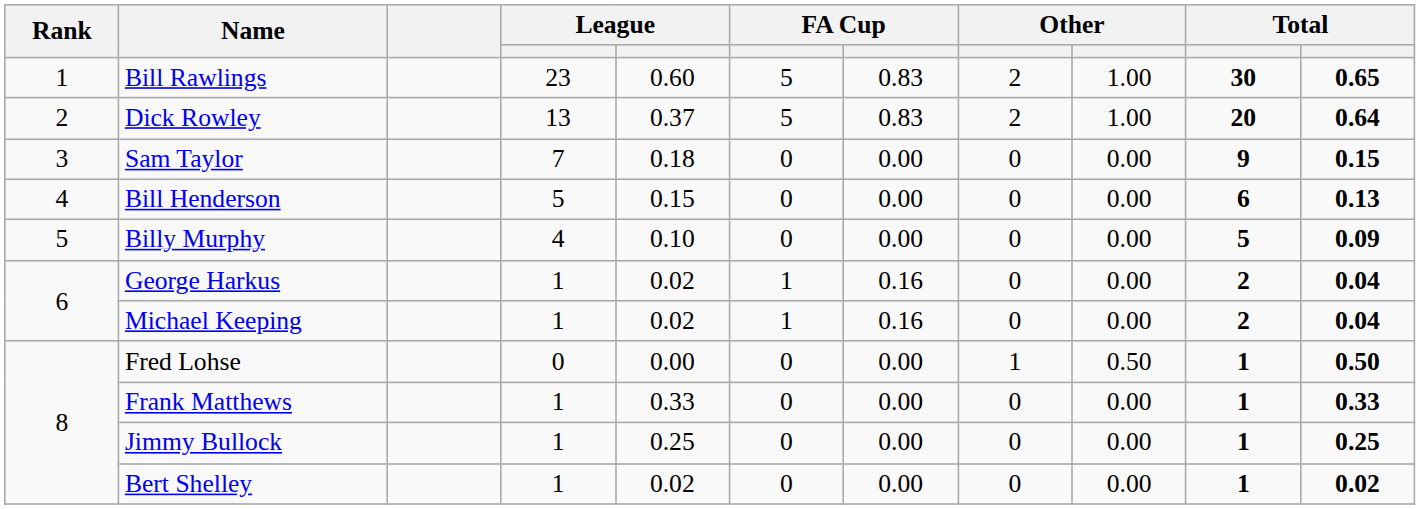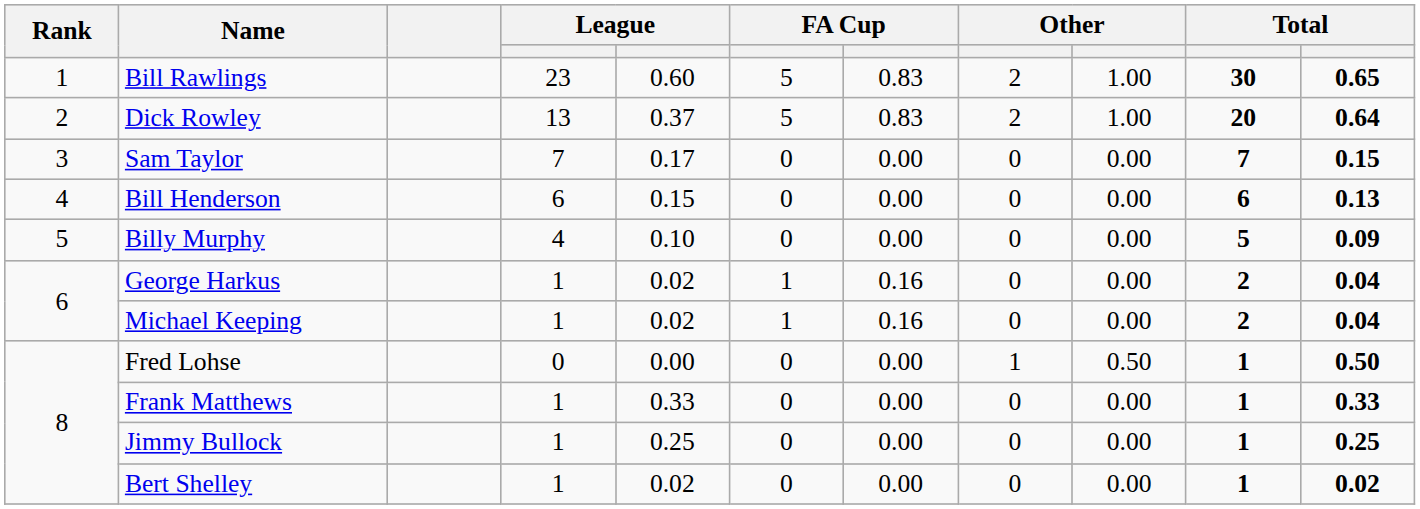(672, 158) 0.18 -> (672, 158) 0.17
(1243, 158) 9 -> (1243, 158) 7
(558, 199) 5 -> (558, 199) 6
